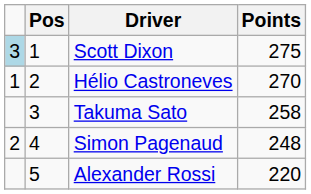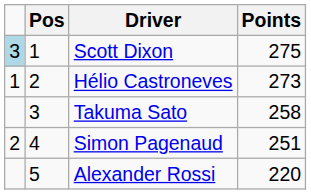(285, 82) 270 -> (285, 82) 273
(285, 143) 248 -> (285, 143) 251
